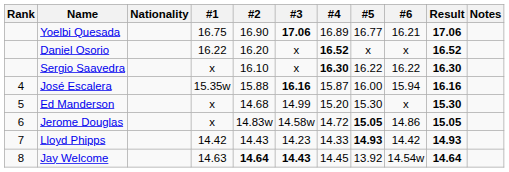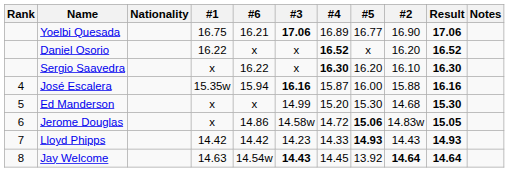columns swapped: (254, 14) <-> (406, 14)
(368, 68) 16.22 -> (368, 68) 16.20
(368, 122) 15.05 -> (368, 122) 15.06
